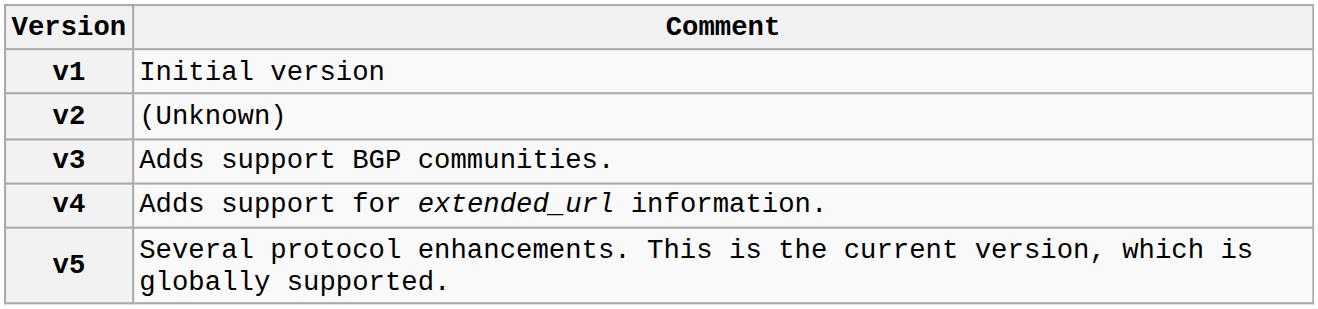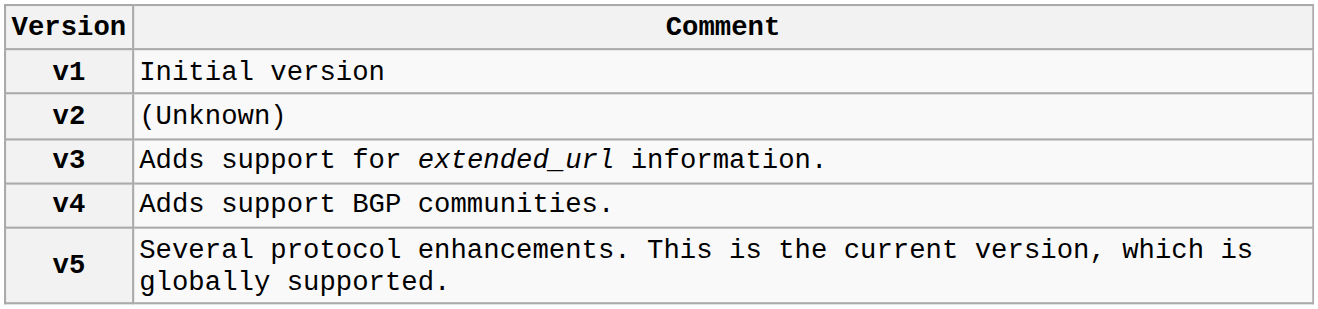(377, 161) Adds support BGP communities. -> (483, 161) Adds support for extended_url information.
(483, 205) Adds support for extended_url information. -> (377, 205) Adds support BGP communities.
